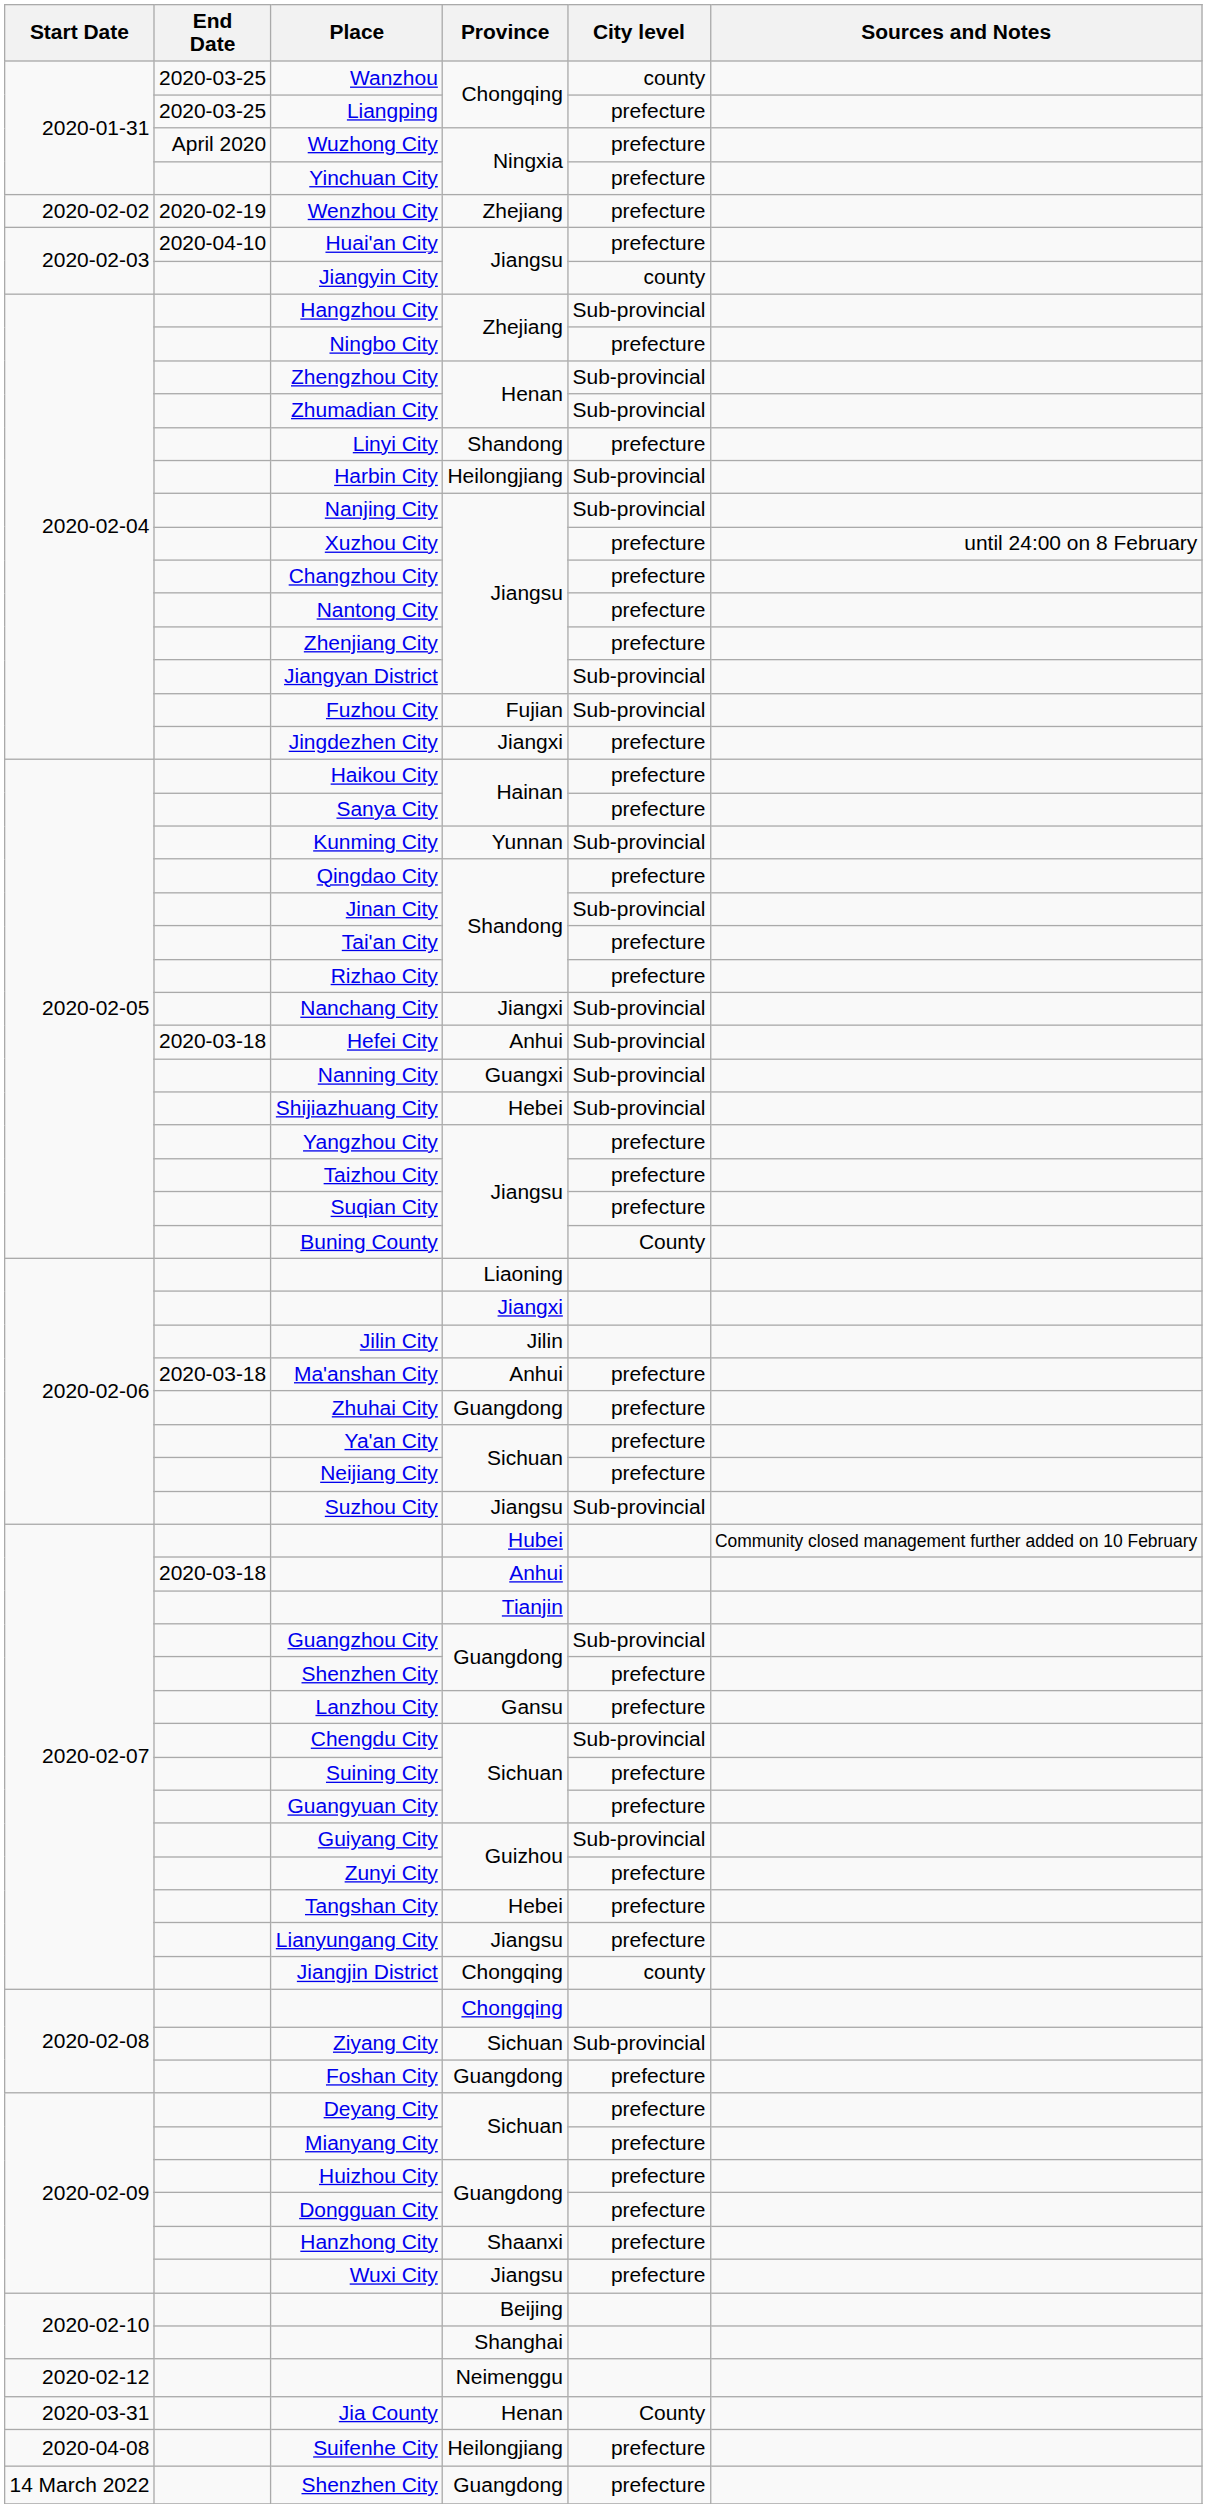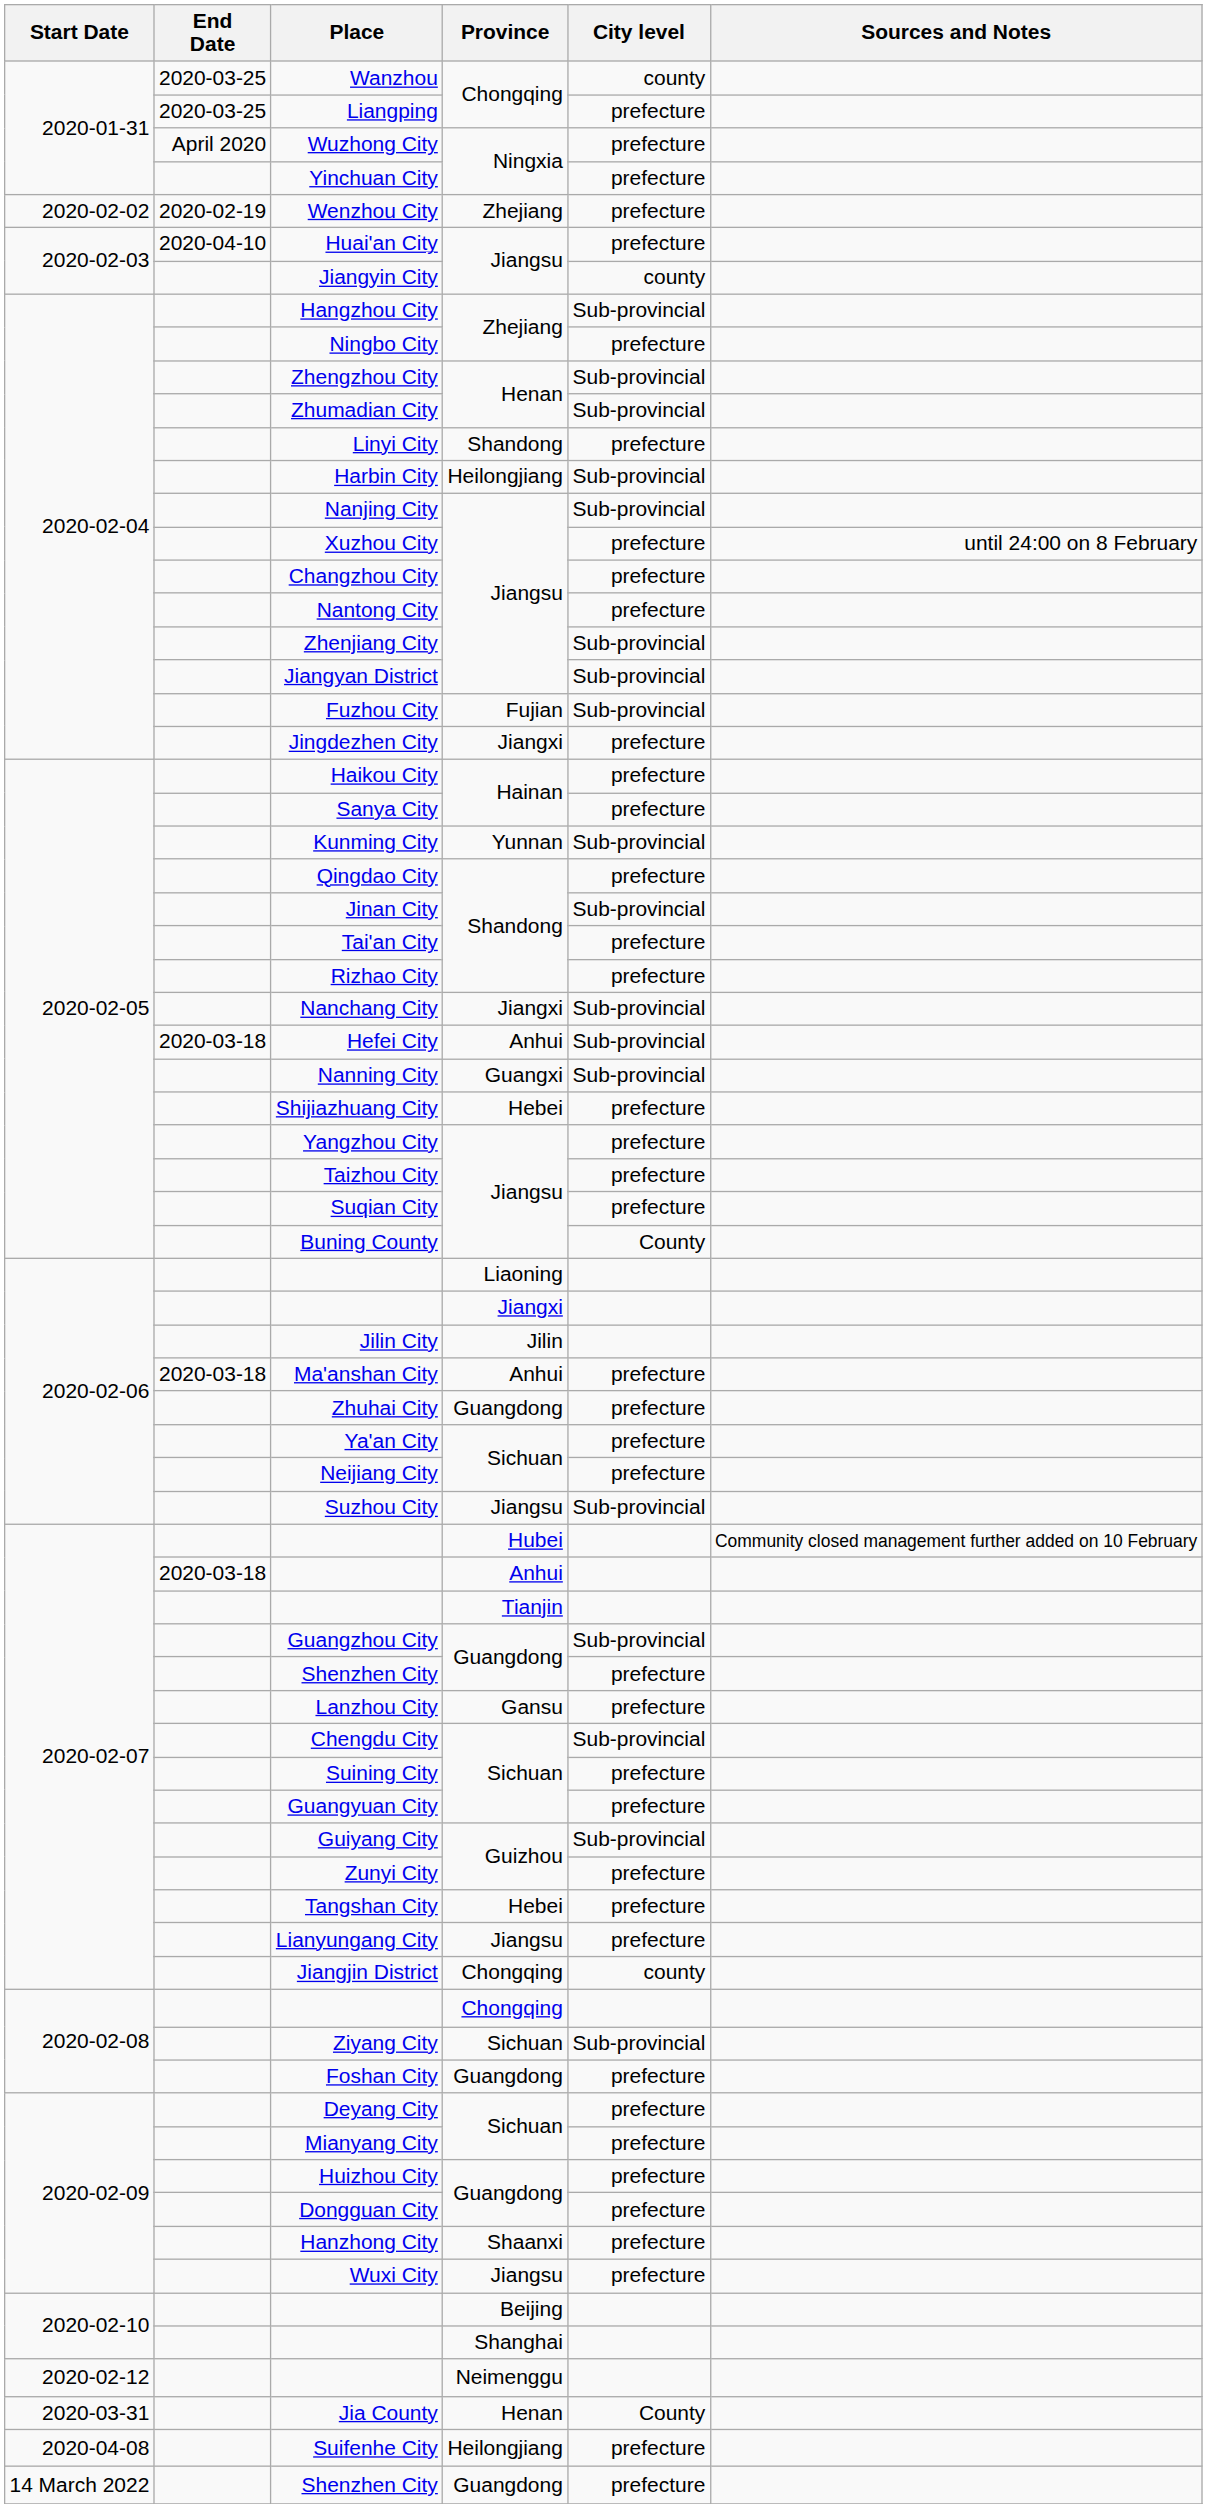(658, 643) prefecture -> (639, 643) Sub-provincial
(639, 1108) Sub-provincial -> (658, 1108) prefecture
